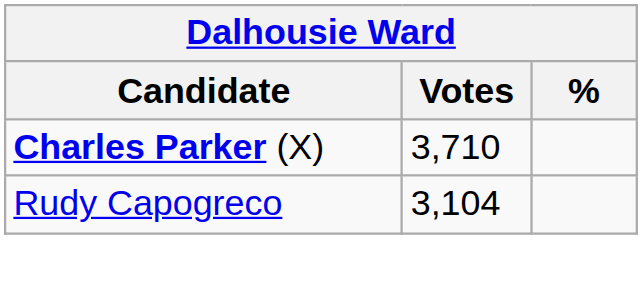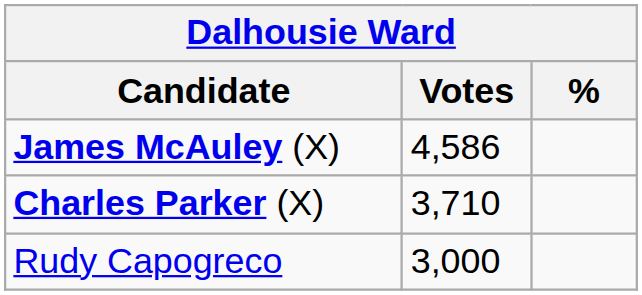+ row: (177, 146)
(456, 203) 3,104 -> (456, 260) 3,000
